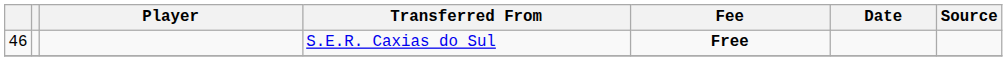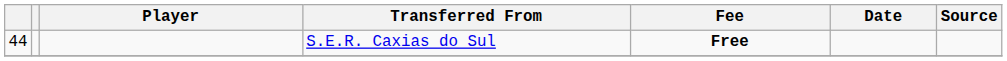(18, 43) 46 -> (18, 43) 44
